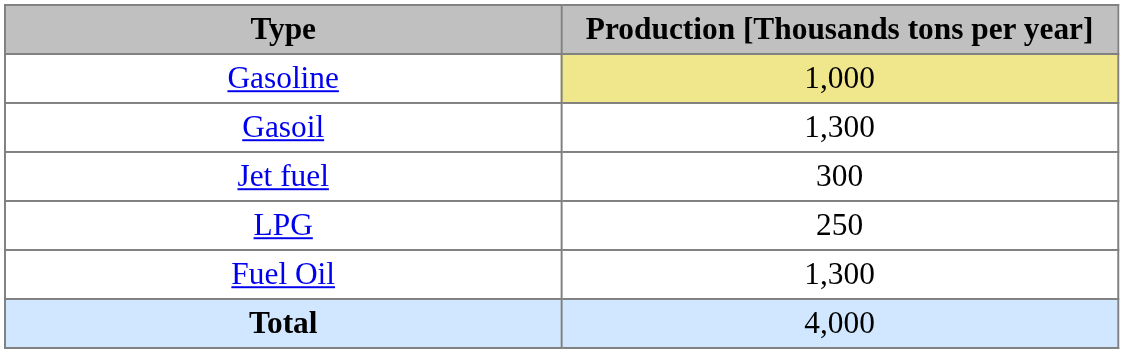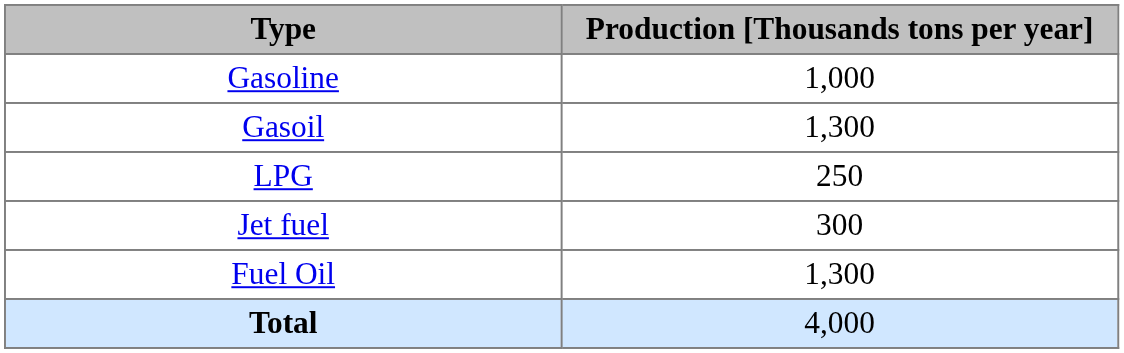(840, 78) khaki background -> (840, 78) no background
rows swapped: (283, 224) <-> (283, 176)
